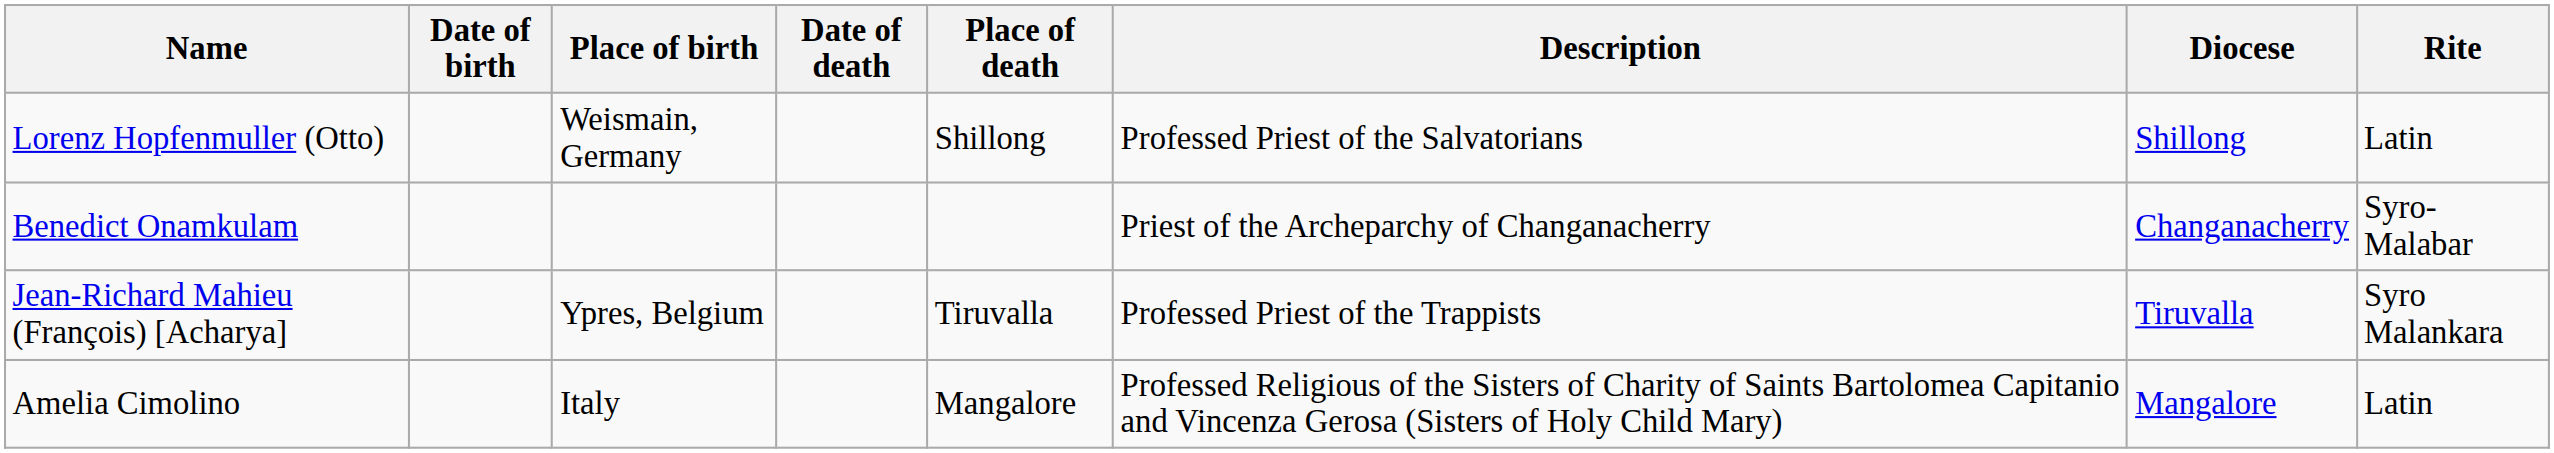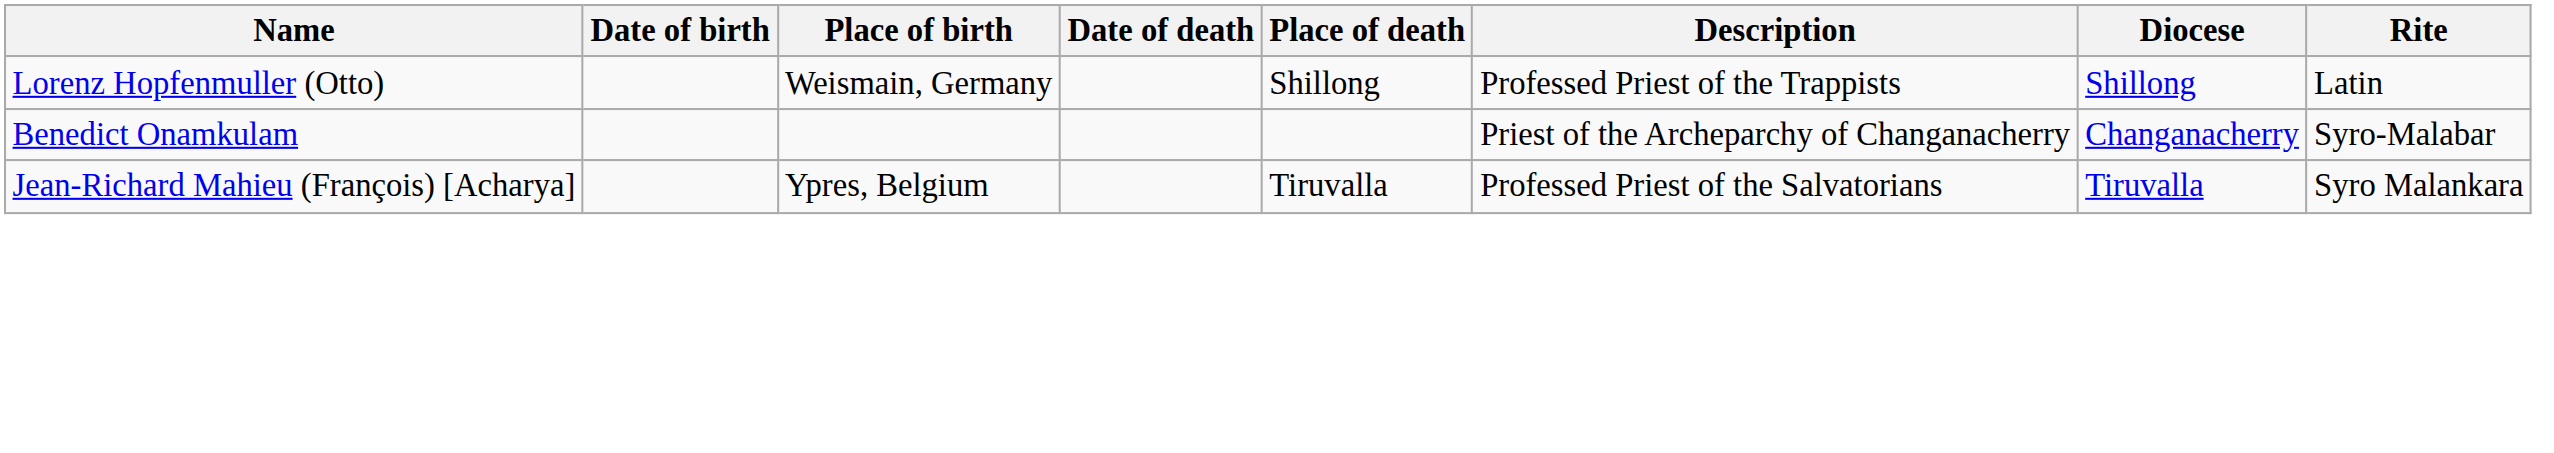(1352, 137) Professed Priest of the Salvatorians -> (1690, 82) Professed Priest of the Trappists
(1331, 314) Professed Priest of the Trappists -> (1711, 185) Professed Priest of the Salvatorians
- row: (126, 402)
